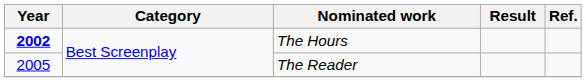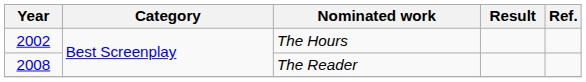(33, 40) bold -> (33, 40) normal
(33, 64) 2005 -> (33, 64) 2008
